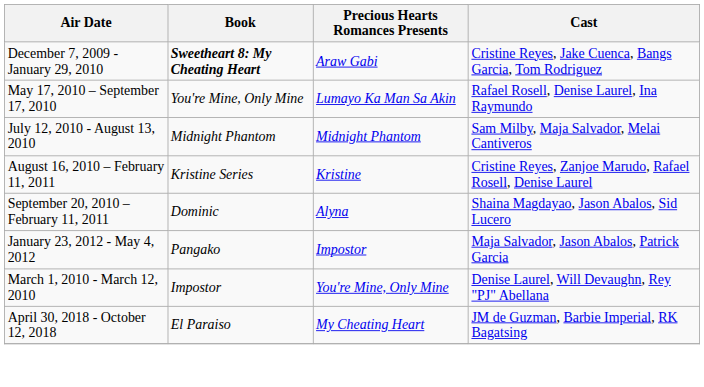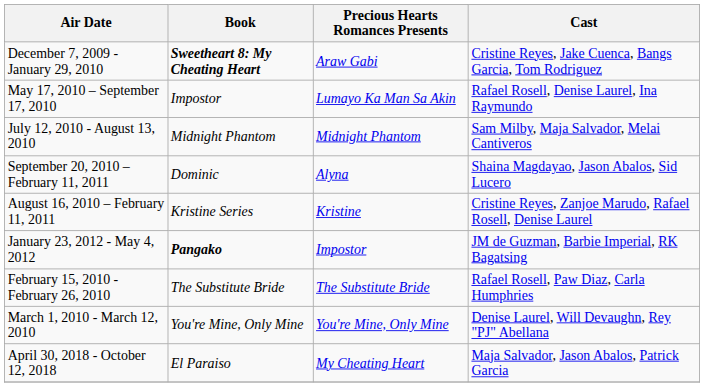(237, 98) You're Mine, Only Mine -> (196, 98) Impostor
rows swapped: (69, 212) <-> (86, 174)
(196, 249) normal -> (196, 249) bold
(575, 249) Maja Salvador, Jason Abalos, Patrick Garcia -> (574, 249) JM de Guzman, Barbie Imperial, RK Bagatsing
+ row: (63, 287)
(196, 287) Impostor -> (237, 325) You're Mine, Only Mine
(574, 325) JM de Guzman, Barbie Imperial, RK Bagatsing -> (575, 362) Maja Salvador, Jason Abalos, Patrick Garcia
